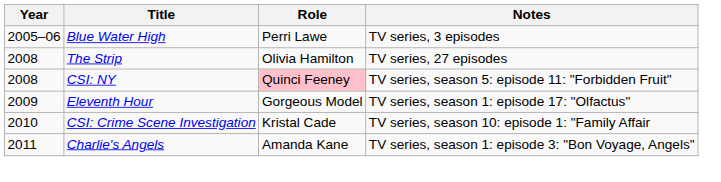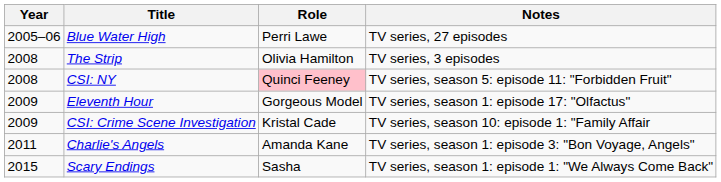(434, 36) TV series, 3 episodes -> (438, 36) TV series, 27 episodes
(438, 58) TV series, 27 episodes -> (434, 58) TV series, 3 episodes
(23, 123) 2010 -> (23, 123) 2009
+ row: (111, 166)
